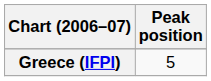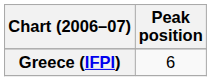(171, 62) 5 -> (171, 62) 6
